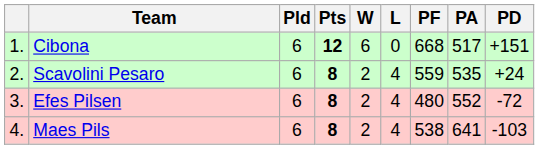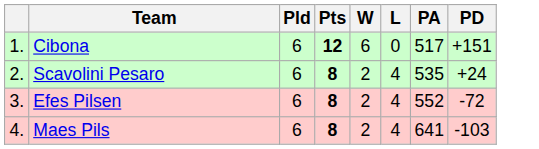- column: (429, 18)
